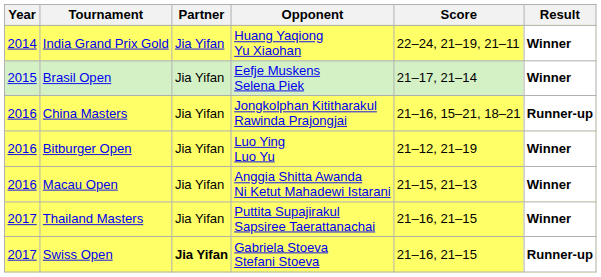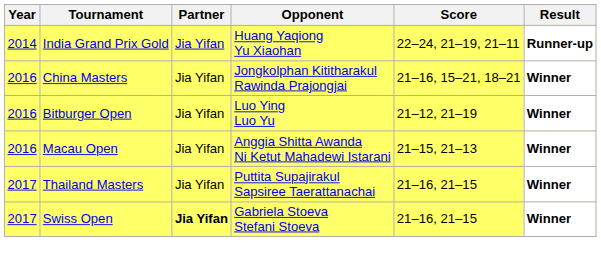(549, 43) Winner -> (560, 43) Runner-up
- row: (77, 78)
(560, 114) Runner-up -> (549, 78) Winner
(560, 255) Runner-up -> (549, 219) Winner
